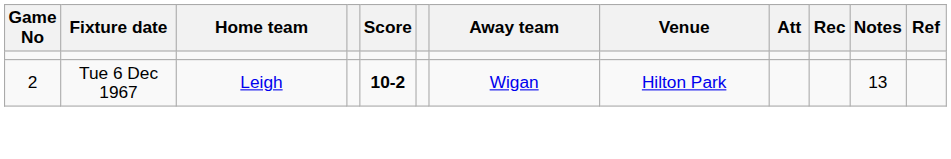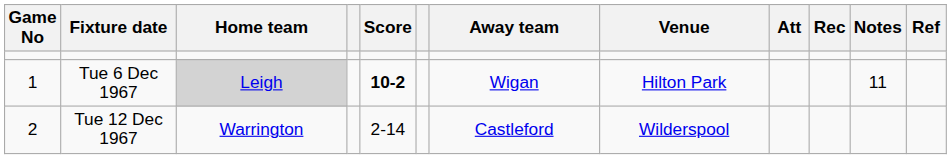(33, 82) 2 -> (33, 82) 1
(261, 82) no background -> (261, 82) lightgrey background
(878, 82) 13 -> (878, 82) 11
+ row: (119, 129)
